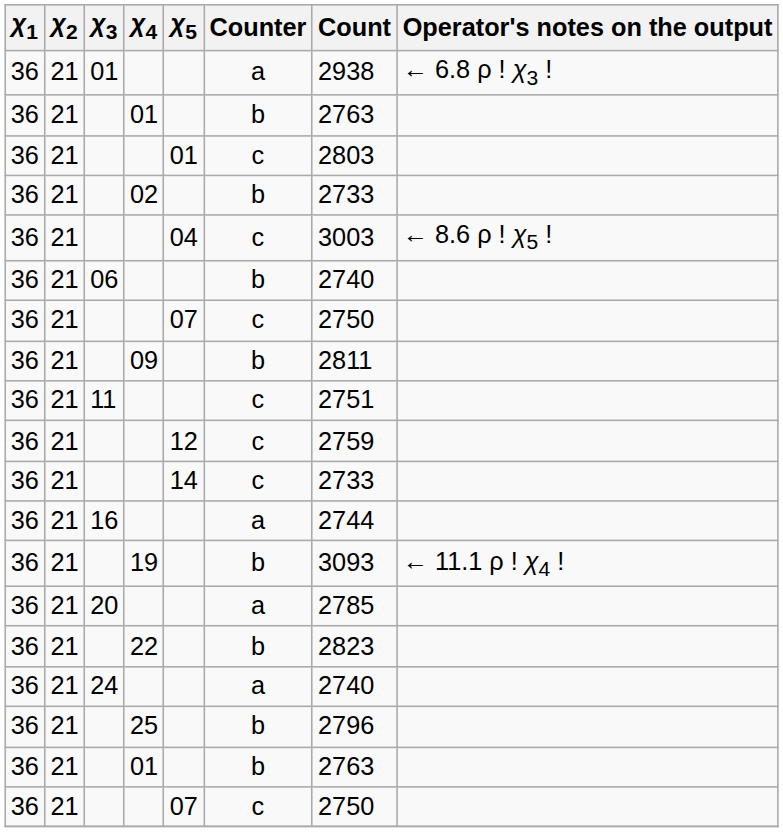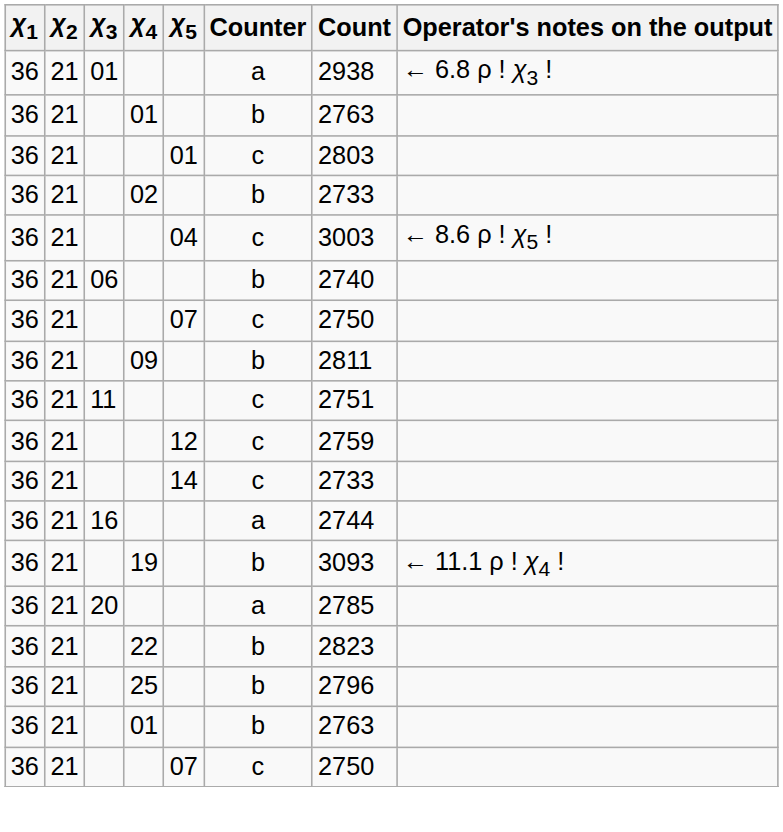- row: (104, 686)
